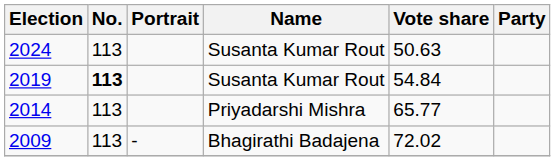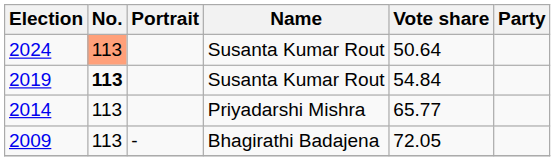(107, 49) no background -> (107, 49) lightsalmon background
(417, 49) 50.63 -> (417, 49) 50.64
(417, 140) 72.02 -> (417, 140) 72.05
